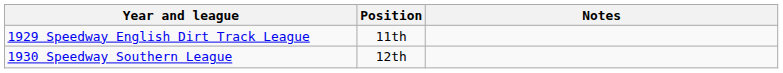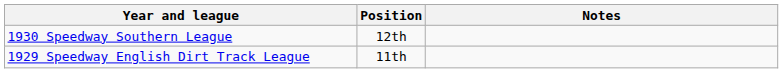rows swapped: (159, 36) <-> (120, 57)
